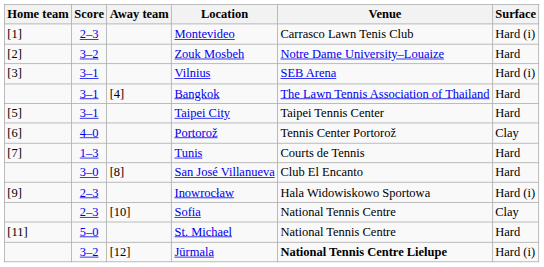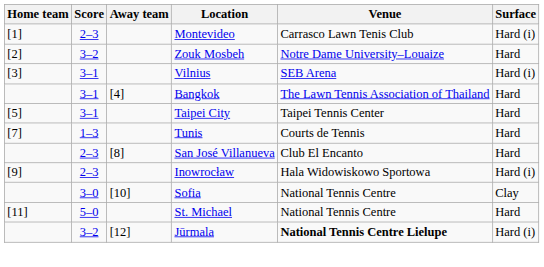- row: (196, 133)
(89, 172) 3–0 -> (89, 152) 2–3
(89, 212) 2–3 -> (89, 192) 3–0
